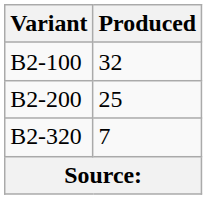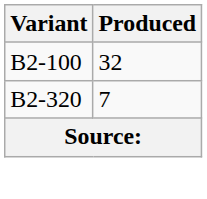- row: (46, 99)
